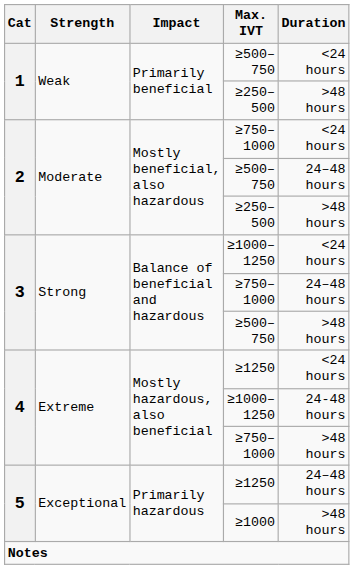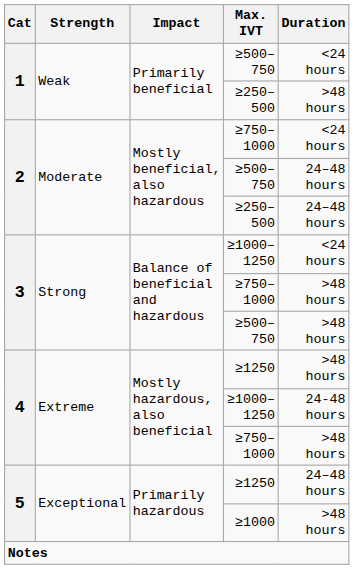(325, 215) >48 hours -> (325, 215) 24–48 hours
(325, 292) 24–48 hours -> (325, 292) >48 hours
(325, 369) <24 hours -> (325, 369) >48 hours
